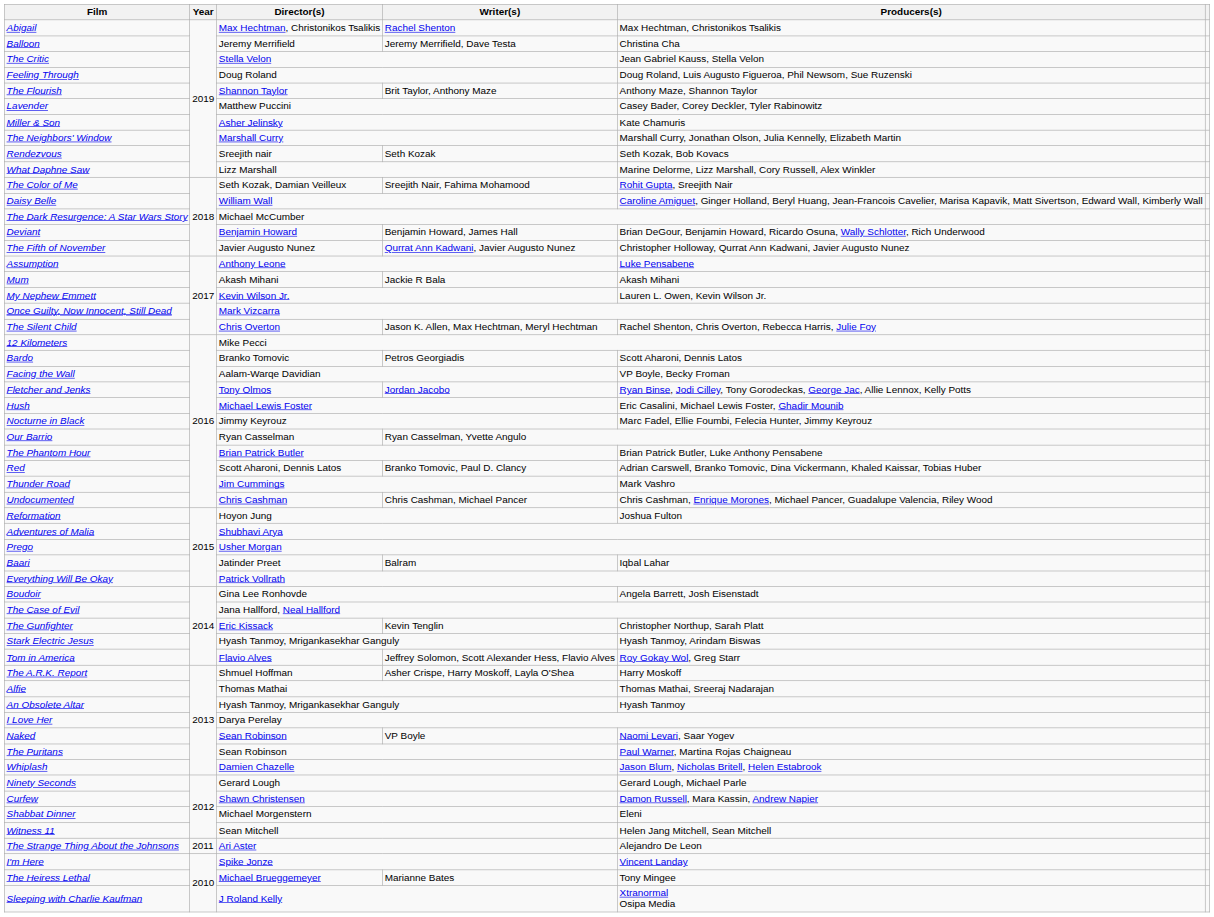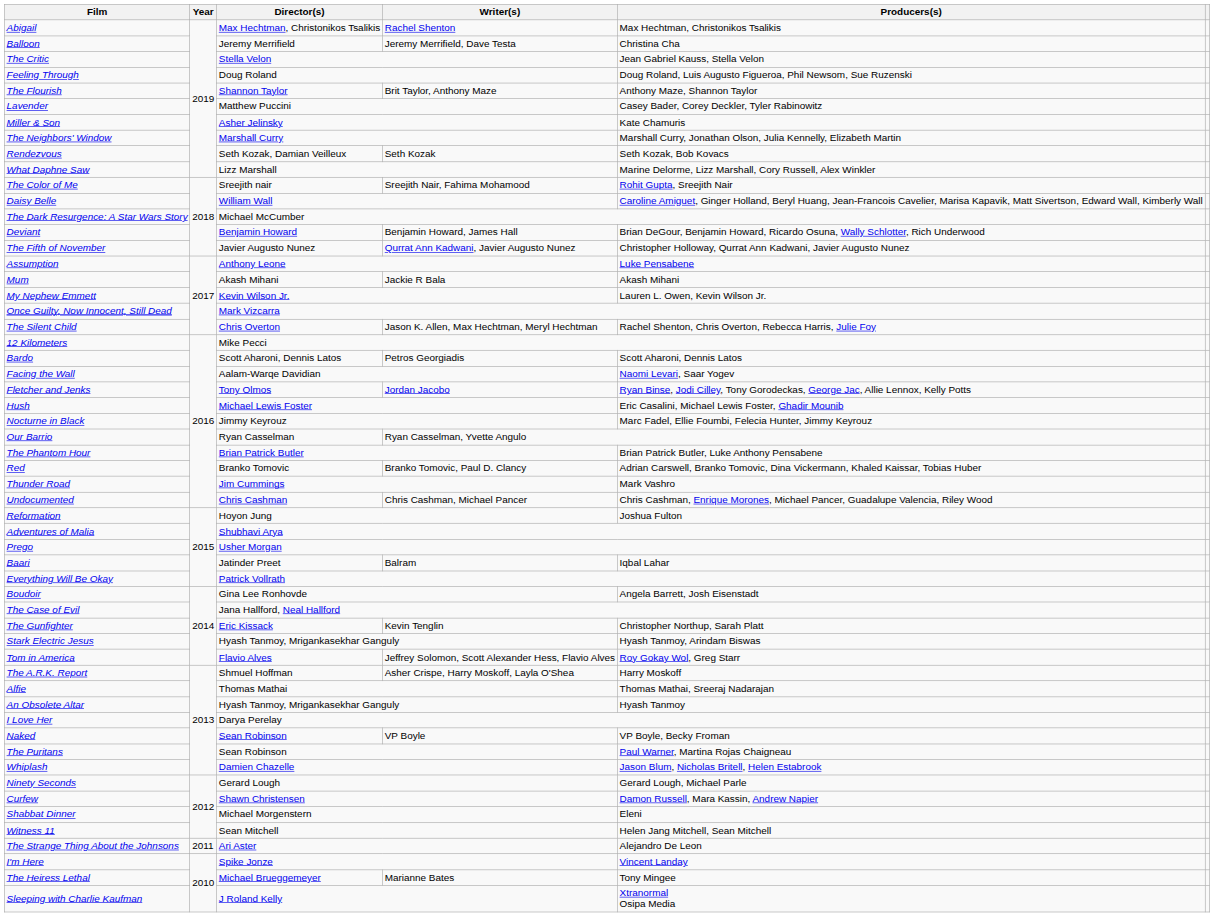(245, 153) Sreejith nair -> (283, 153) Seth Kozak, Damian Veilleux
(283, 185) Seth Kozak, Damian Veilleux -> (245, 185) Sreejith nair
(254, 358) Branko Tomovic -> (280, 358) Scott Aharoni, Dennis Latos
(675, 374) VP Boyle, Becky Froman -> (677, 374) Naomi Levari, Saar Yogev
(280, 468) Scott Aharoni, Dennis Latos -> (254, 468) Branko Tomovic
(677, 736) Naomi Levari, Saar Yogev -> (675, 736) VP Boyle, Becky Froman
